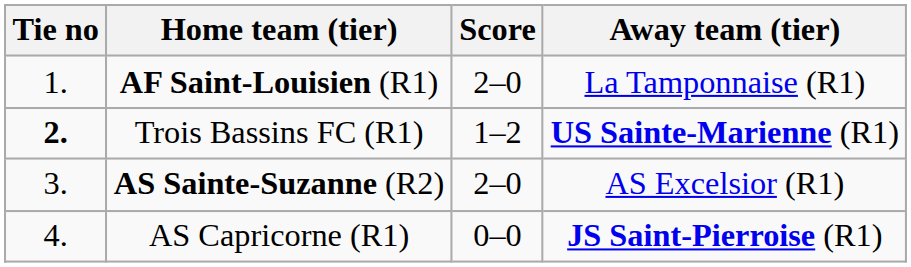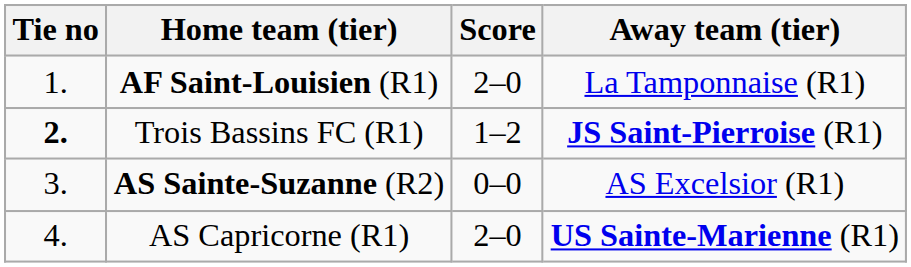(725, 132) US Sainte-Marienne (R1) -> (725, 132) JS Saint-Pierroise (R1)
(497, 183) 2–0 -> (497, 183) 0–0
(497, 235) 0–0 -> (497, 235) 2–0
(725, 235) JS Saint-Pierroise (R1) -> (725, 235) US Sainte-Marienne (R1)
